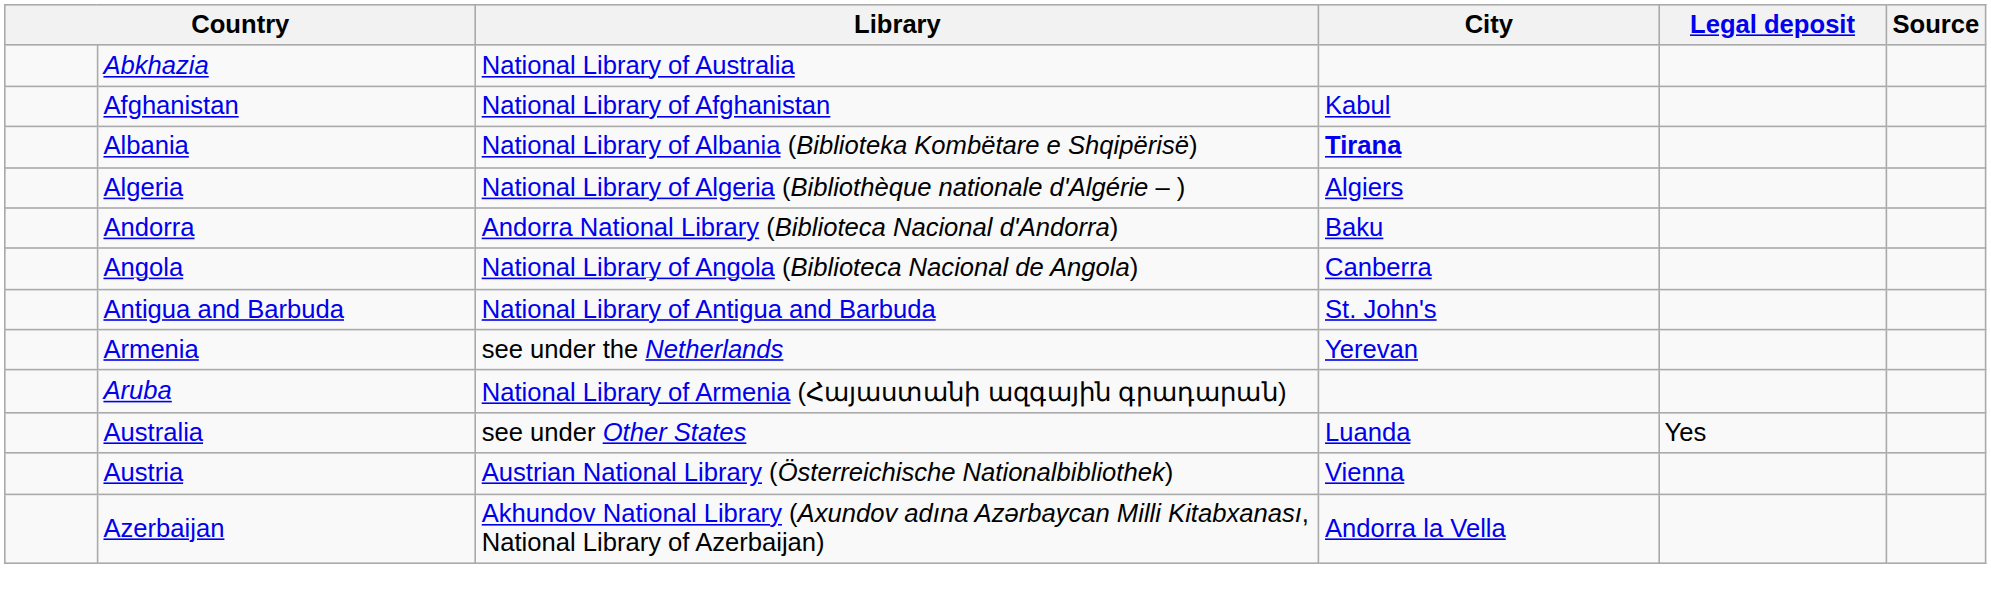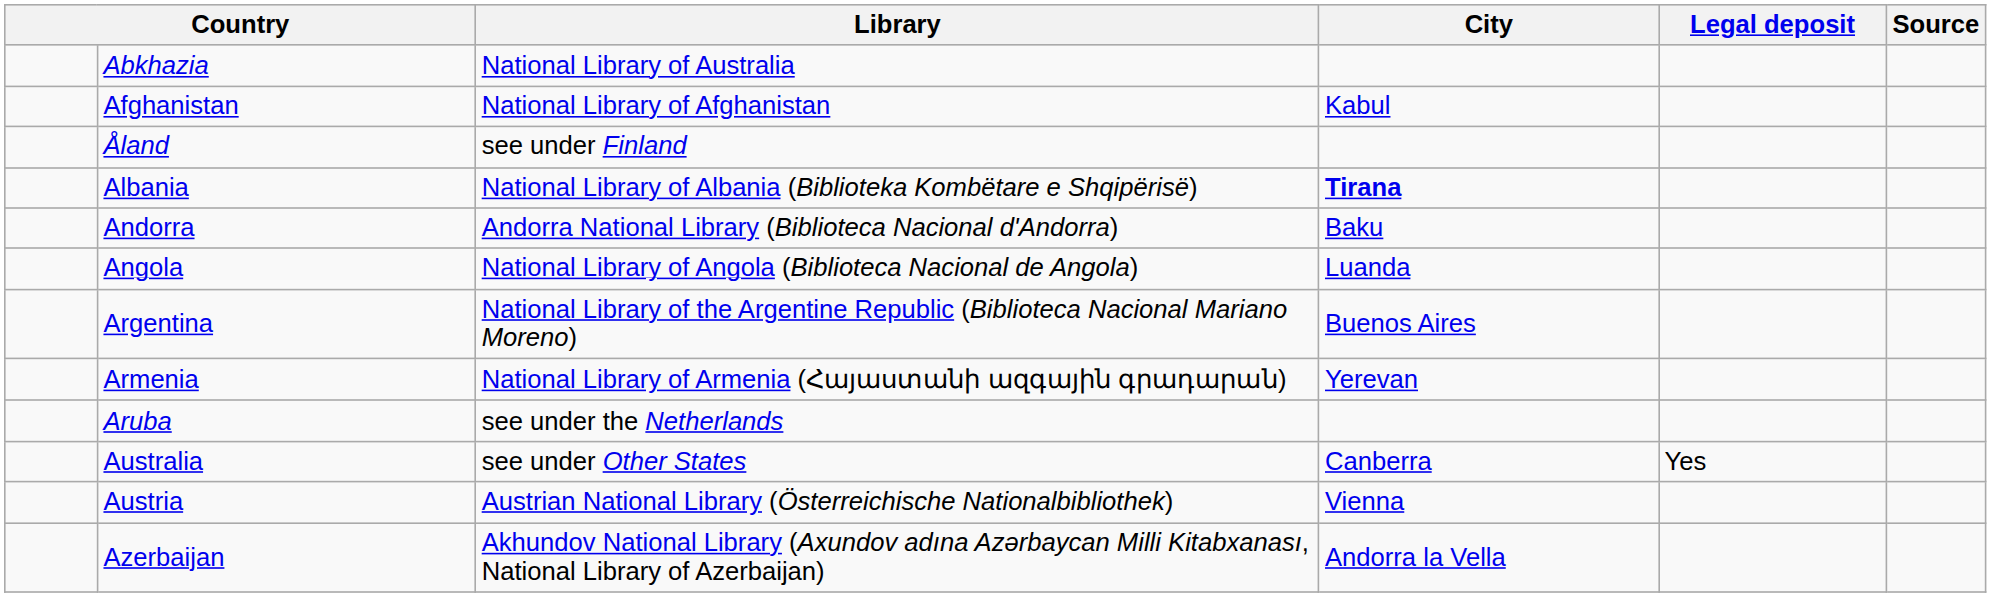+ row: (136, 146)
- row: (143, 187)
(1378, 268) Canberra -> (1368, 268) Luanda
- row: (224, 308)
+ row: (158, 323)
(633, 349) see under the Netherlands -> (884, 380) National Library of Armenia (Հայաստանի ազգային գրադարան)
(884, 391) National Library of Armenia (Հայաստանի ազգային գրադարան) -> (633, 420) see under the Netherlands
(1368, 432) Luanda -> (1378, 461) Canberra
